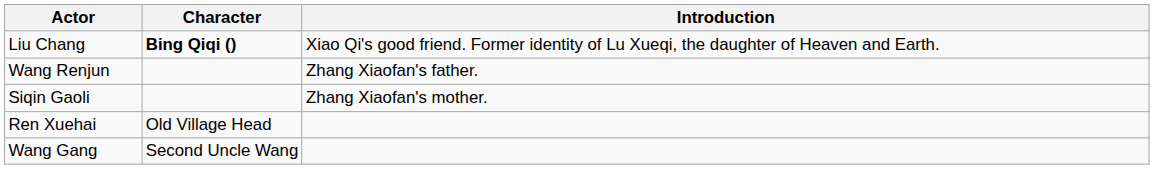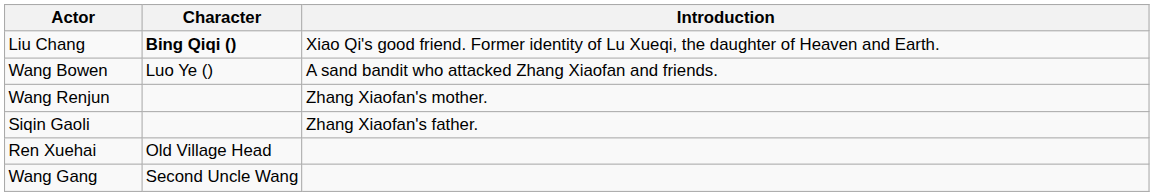+ row: (58, 71)
(392, 71) Zhang Xiaofan's father. -> (397, 97) Zhang Xiaofan's mother.
(397, 97) Zhang Xiaofan's mother. -> (392, 124) Zhang Xiaofan's father.
